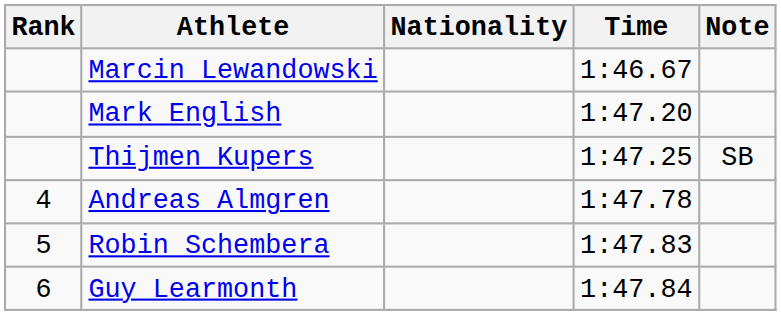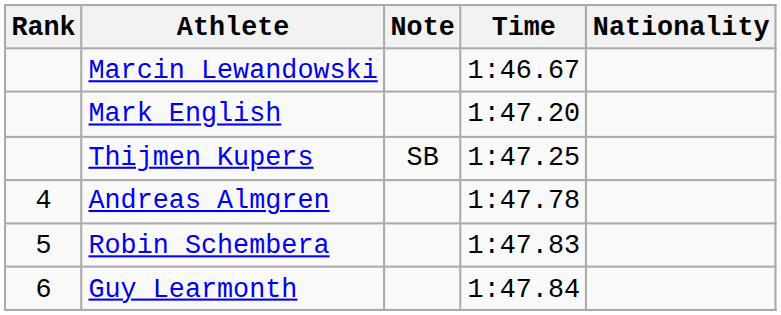columns swapped: (479, 27) <-> (737, 27)
